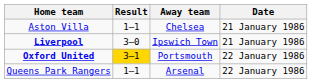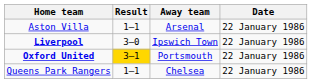(185, 27) Chelsea -> (185, 27) Arsenal
(263, 27) 21 January 1986 -> (263, 27) 22 January 1986
(263, 41) 21 January 1986 -> (263, 41) 22 January 1986
(185, 71) Arsenal -> (185, 71) Chelsea
